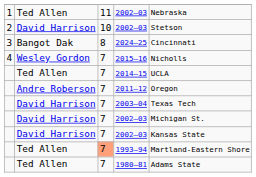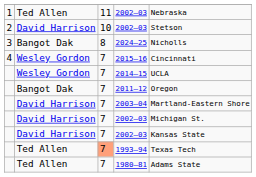(173, 42) Cincinnati -> (169, 42) Nicholls
(169, 58) Nicholls -> (173, 58) Cincinnati
(42, 73) Ted Allen -> (53, 73) Wesley Gordon
(56, 88) Andre Roberson -> (45, 88) Bangot Dak
(173, 104) Texas Tech -> (200, 104) Martland-Eastern Shore
(200, 149) Martland-Eastern Shore -> (173, 149) Texas Tech
